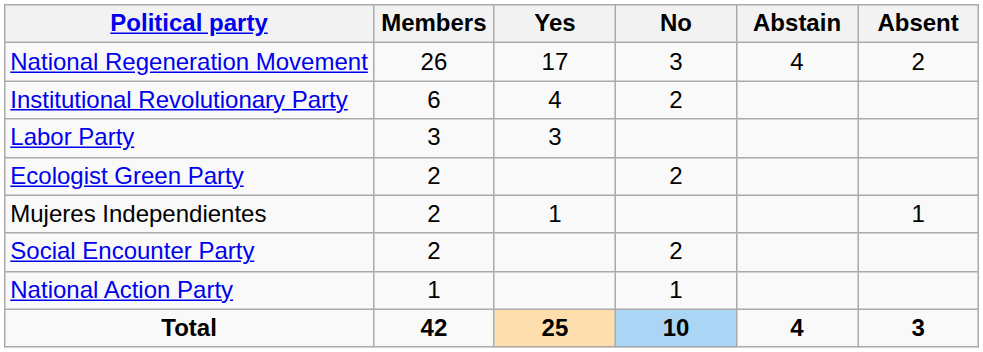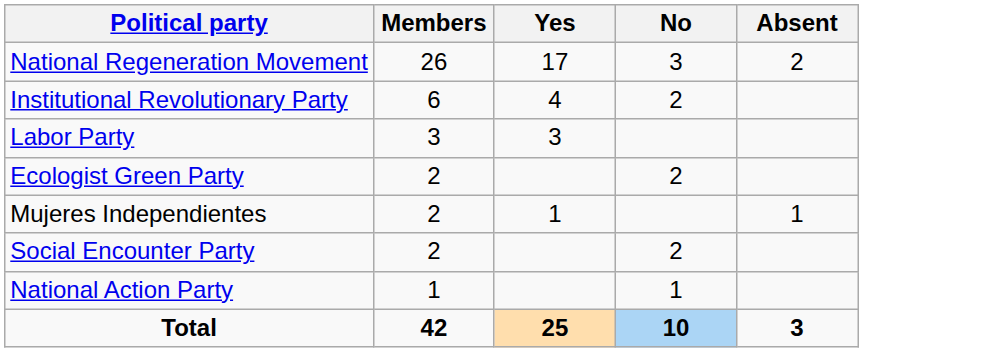- column: (797, 23)
